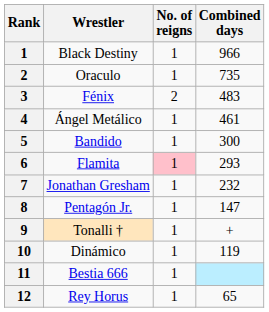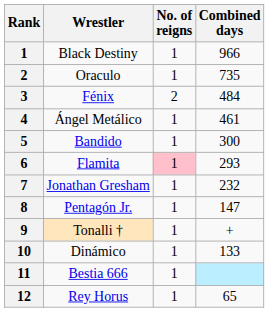(230, 97) 483 -> (230, 97) 484
(230, 251) 119 -> (230, 251) 133
